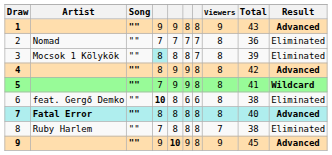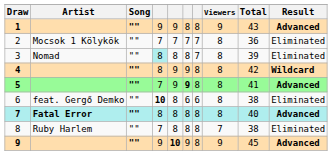(46, 41) Nomad -> (76, 41) Mocsok 1 Kölykök
(76, 56) Mocsok 1 Kölykök -> (46, 56) Nomad
(298, 70) Advanced -> (293, 70) Wildcard
(187, 85) normal -> (187, 85) bold
(293, 85) Wildcard -> (298, 85) Advanced
